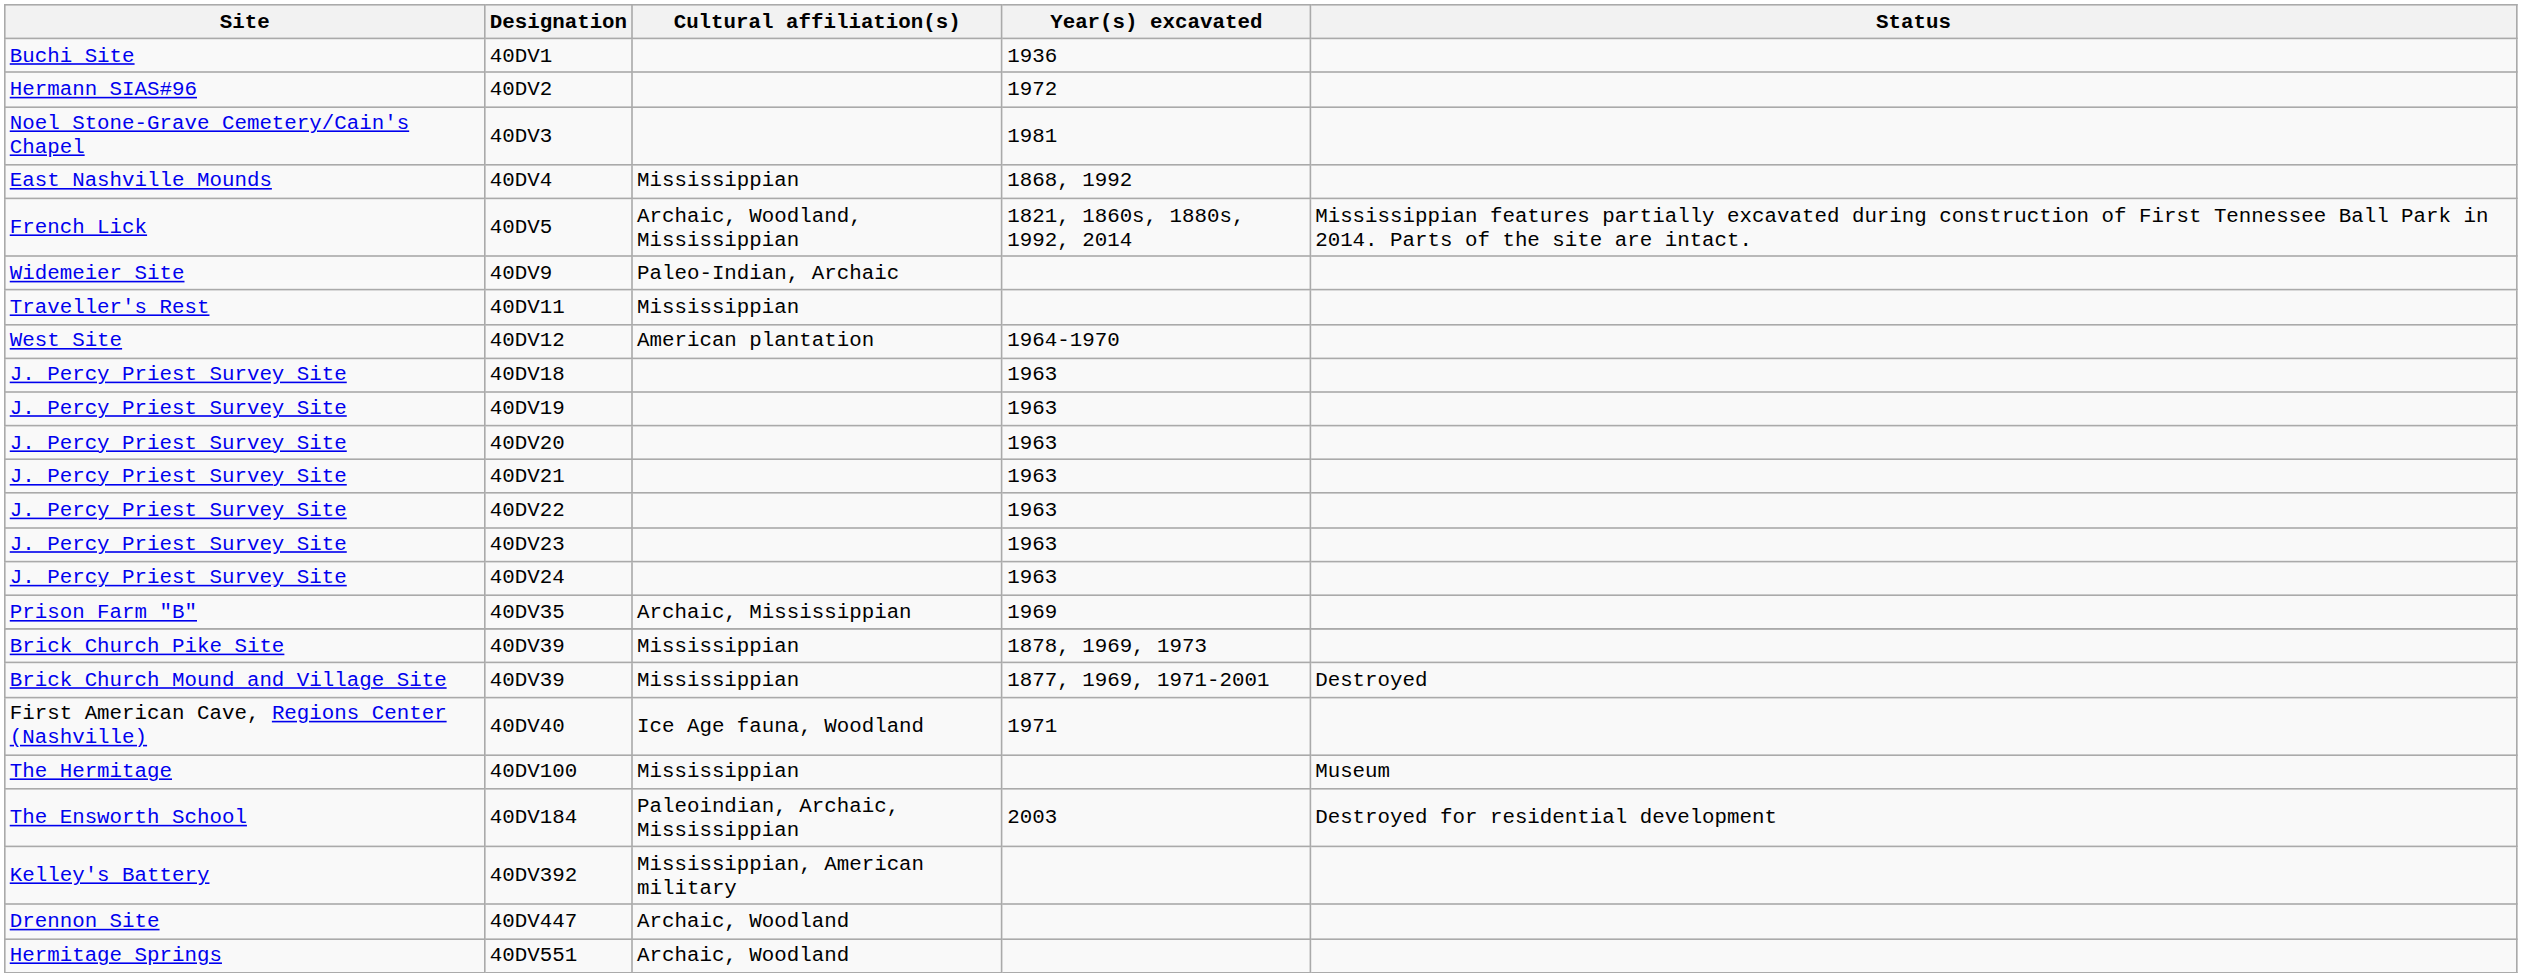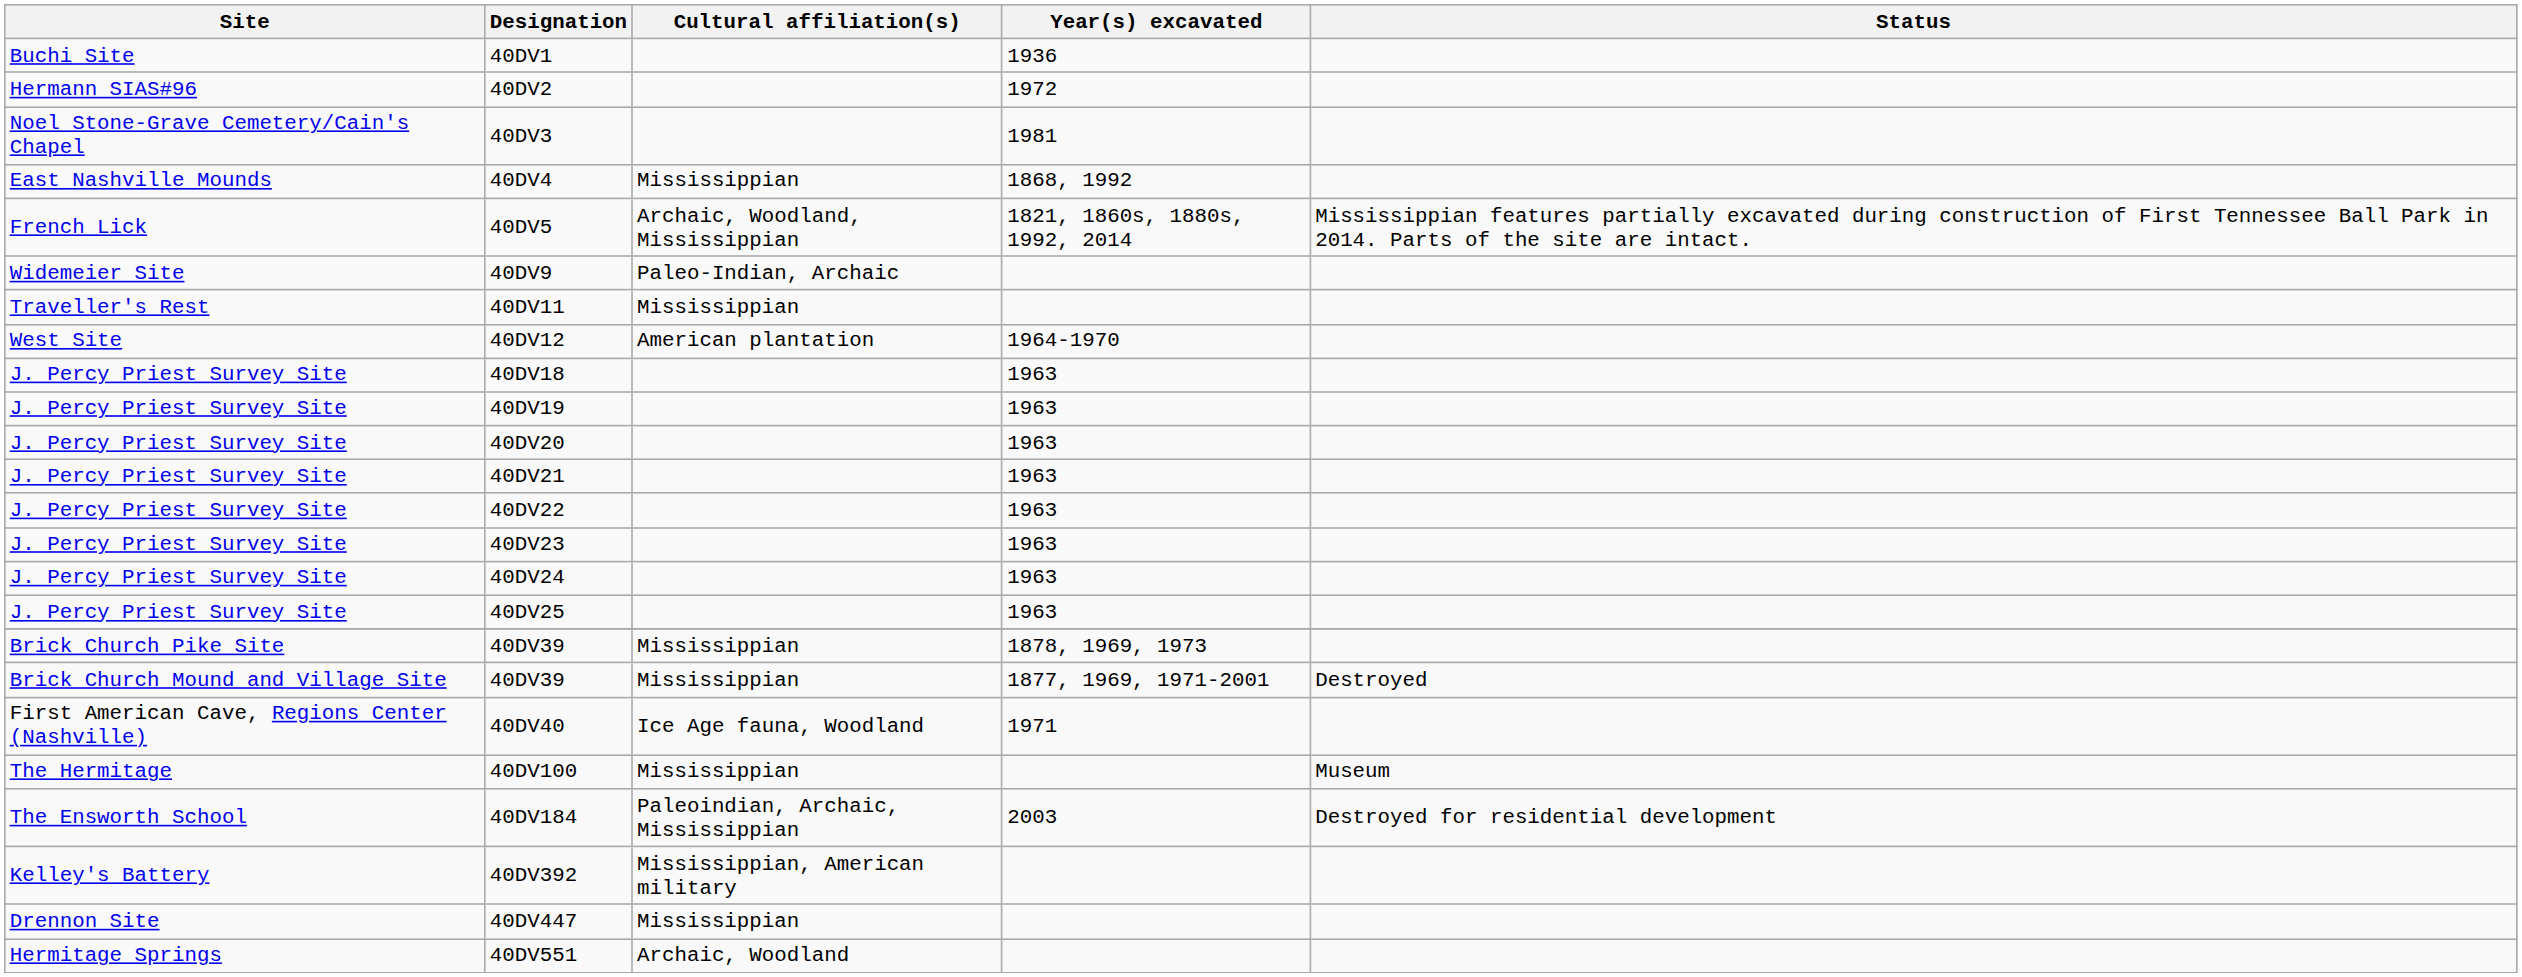+ row: (178, 612)
- row: (103, 612)
(743, 921) Archaic, Woodland -> (718, 921) Mississippian
